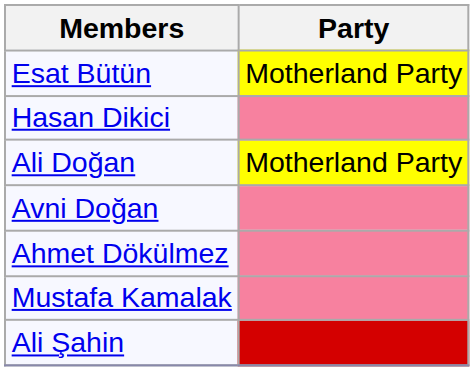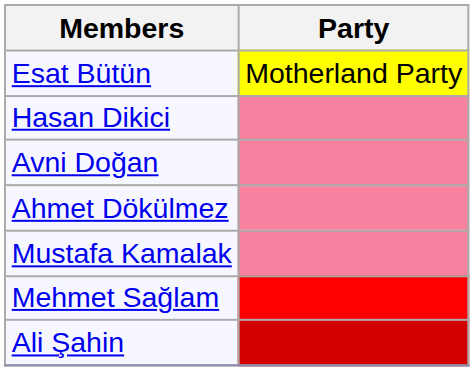- row: (73, 163)
+ row: (115, 298)
